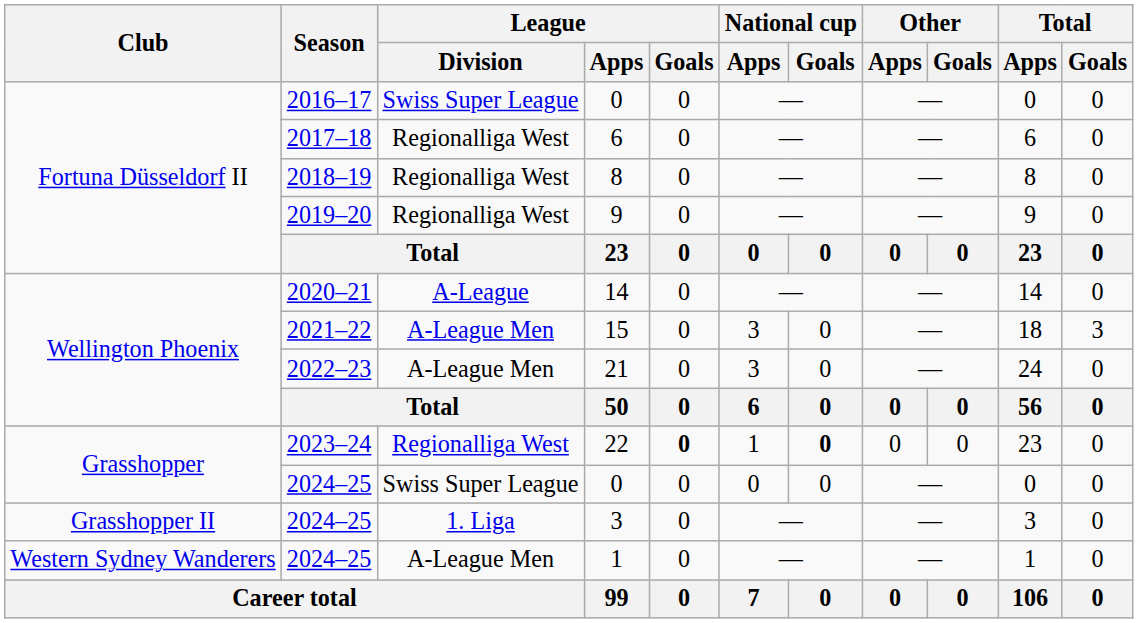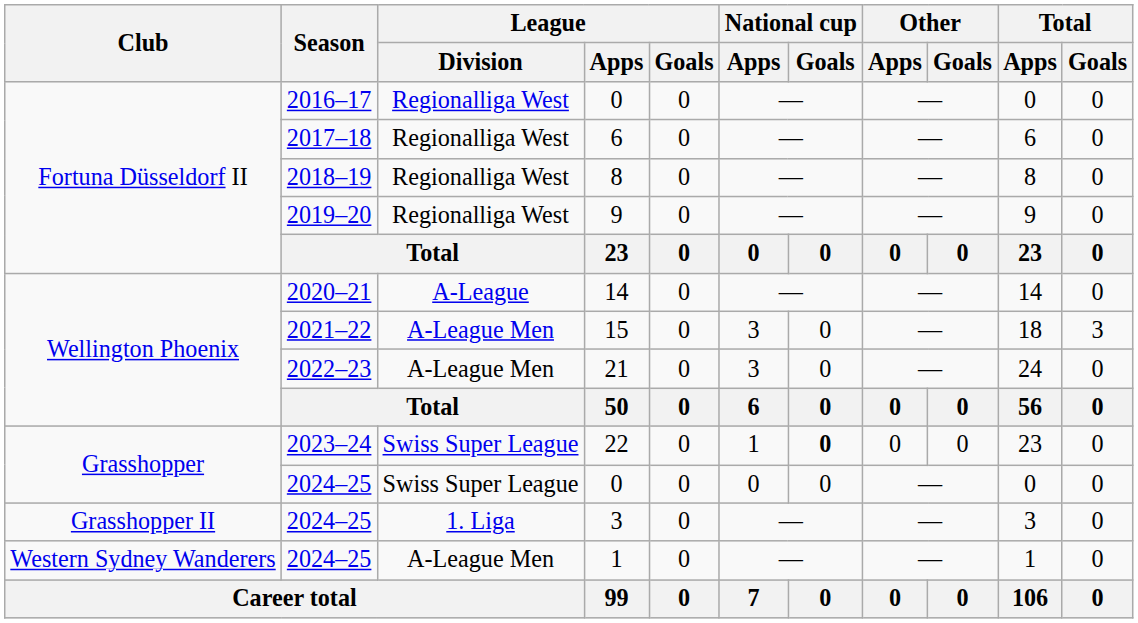(481, 100) Swiss Super League -> (480, 100) Regionalliga West
(480, 445) Regionalliga West -> (481, 445) Swiss Super League
(684, 445) bold -> (684, 445) normal
